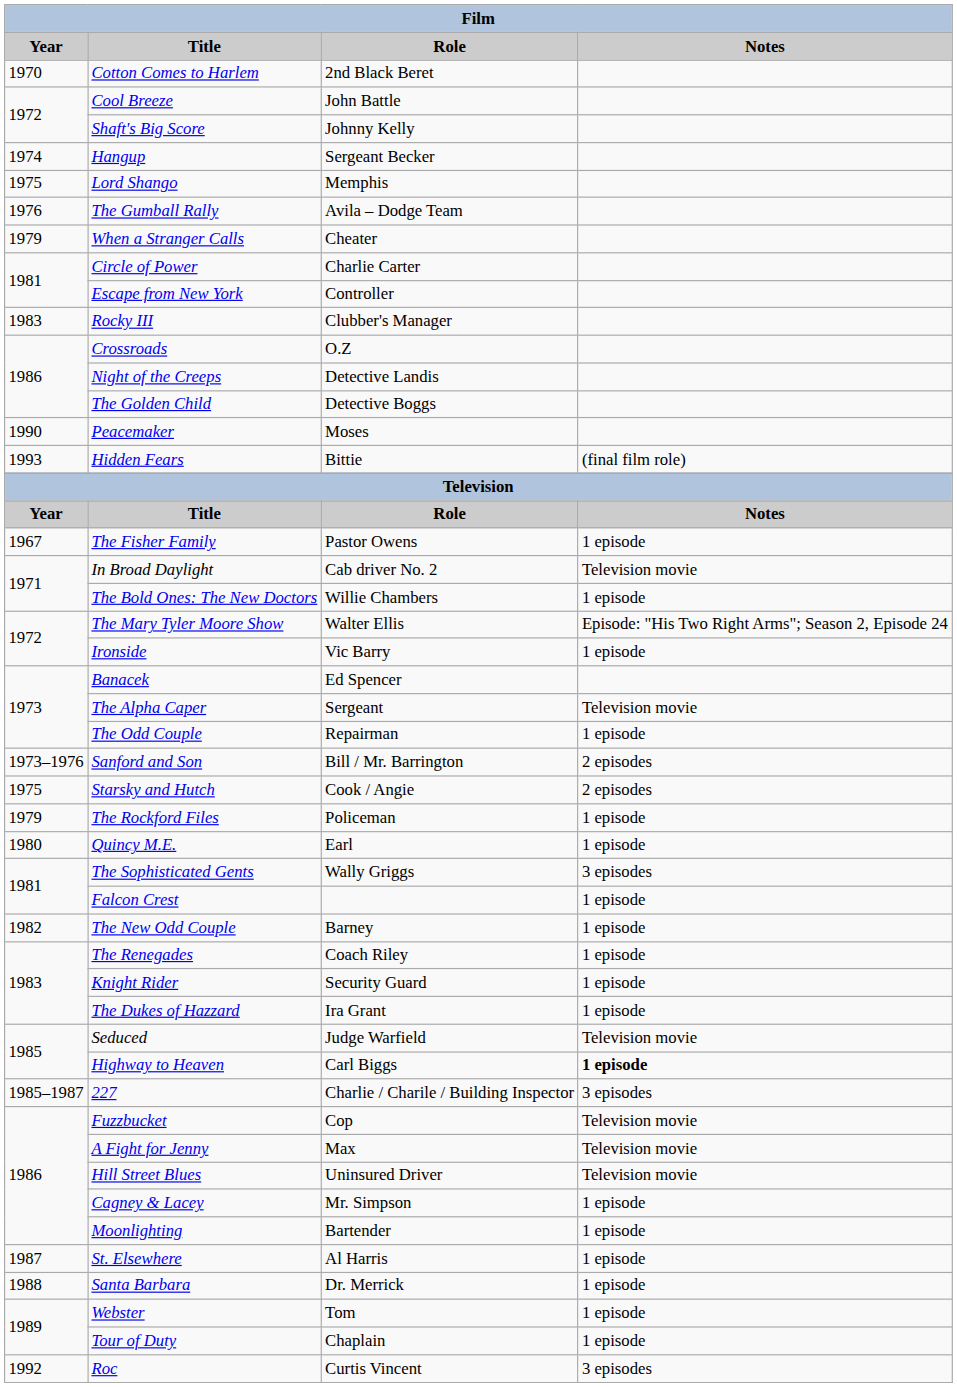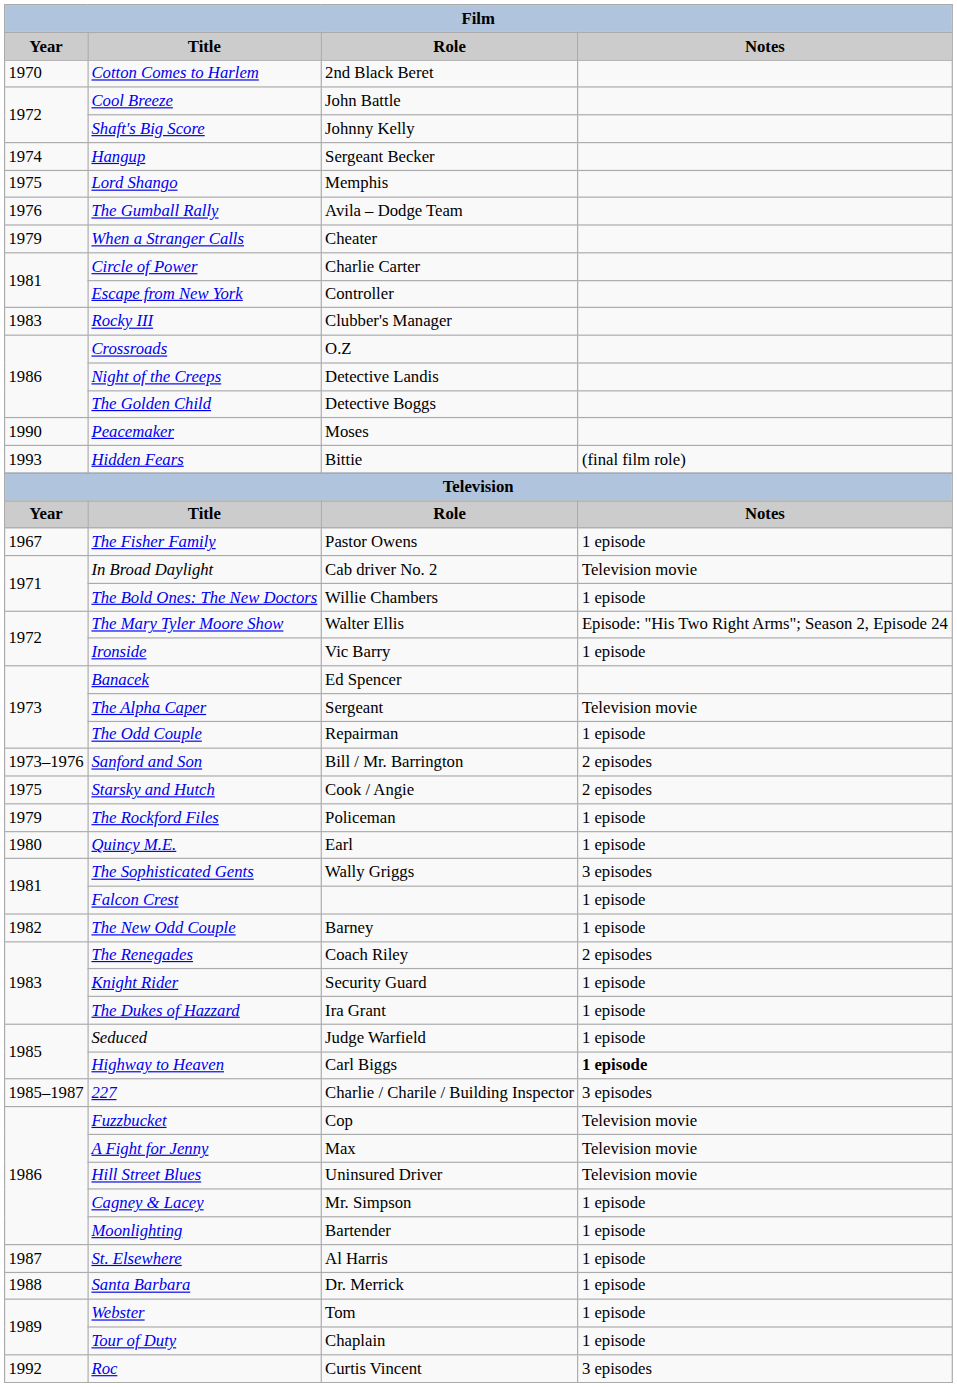(614, 955) 1 episode -> (617, 955) 2 episodes
(639, 1038) Television movie -> (614, 1038) 1 episode
